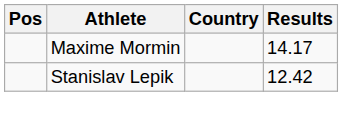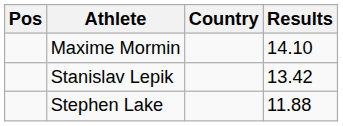(290, 47) 14.17 -> (290, 47) 14.10
(290, 76) 12.42 -> (290, 76) 13.42
+ row: (107, 105)
